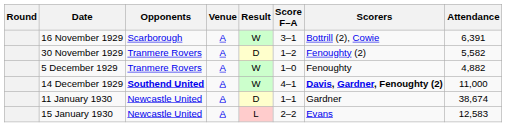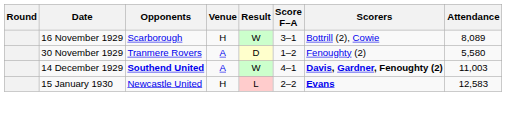(223, 38) A -> (223, 38) H
(473, 38) 6,391 -> (473, 38) 8,089
(473, 53) 5,582 -> (473, 53) 5,580
- row: (79, 68)
(473, 83) 11,000 -> (473, 68) 11,003
- row: (77, 99)
(223, 114) A -> (223, 83) H
(320, 114) normal -> (320, 83) bold
